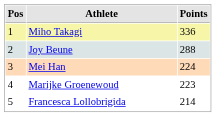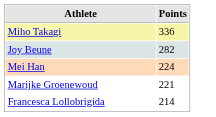- column: (16, 13)
(188, 49) 288 -> (167, 49) 282
(188, 84) 223 -> (167, 84) 221
